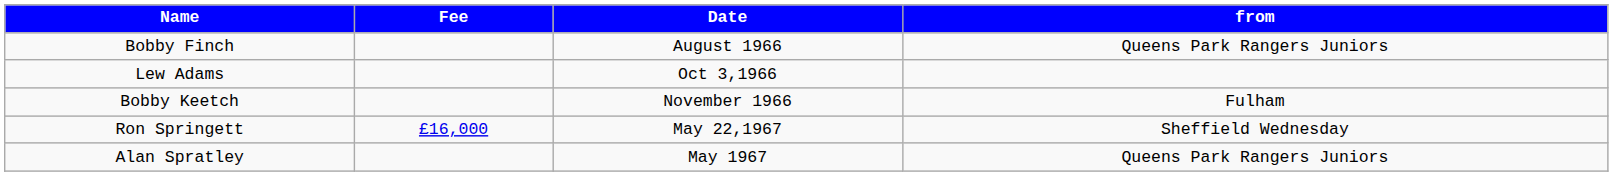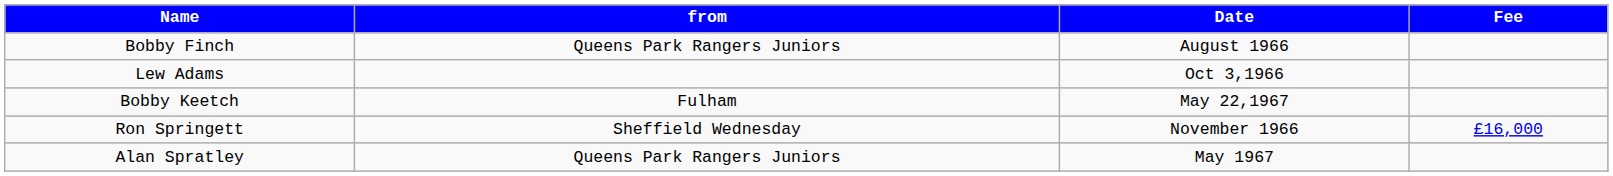columns swapped: (1255, 18) <-> (454, 18)
(728, 101) November 1966 -> (1234, 101) May 22,1967
(728, 129) May 22,1967 -> (1234, 129) November 1966
